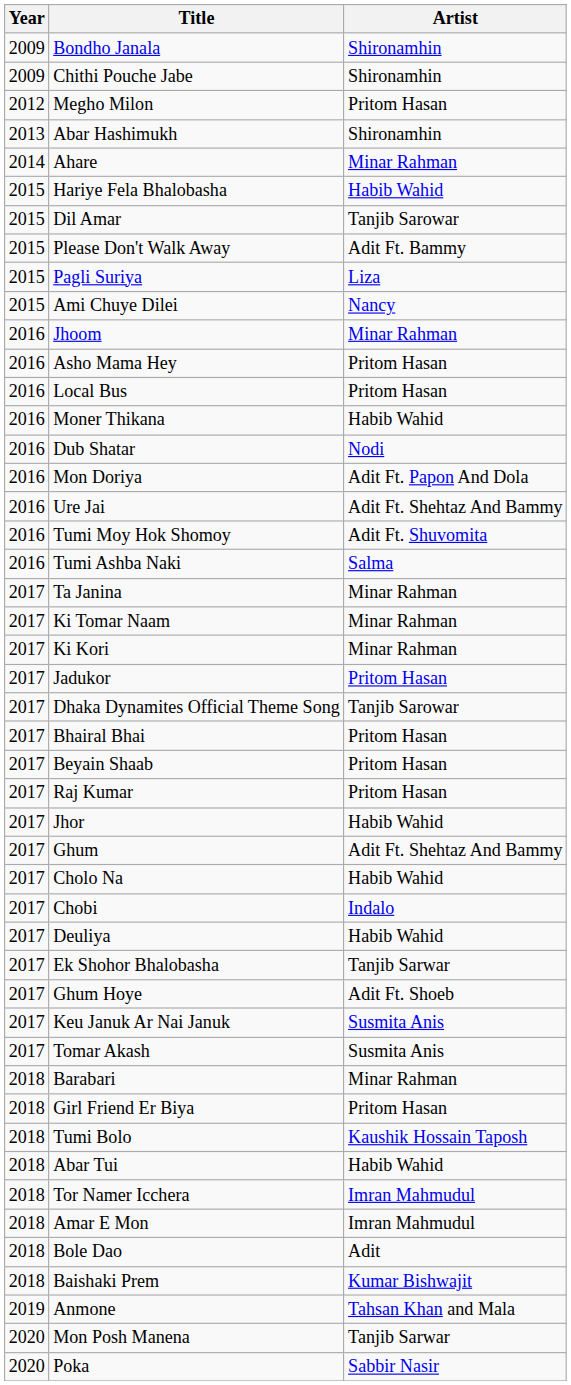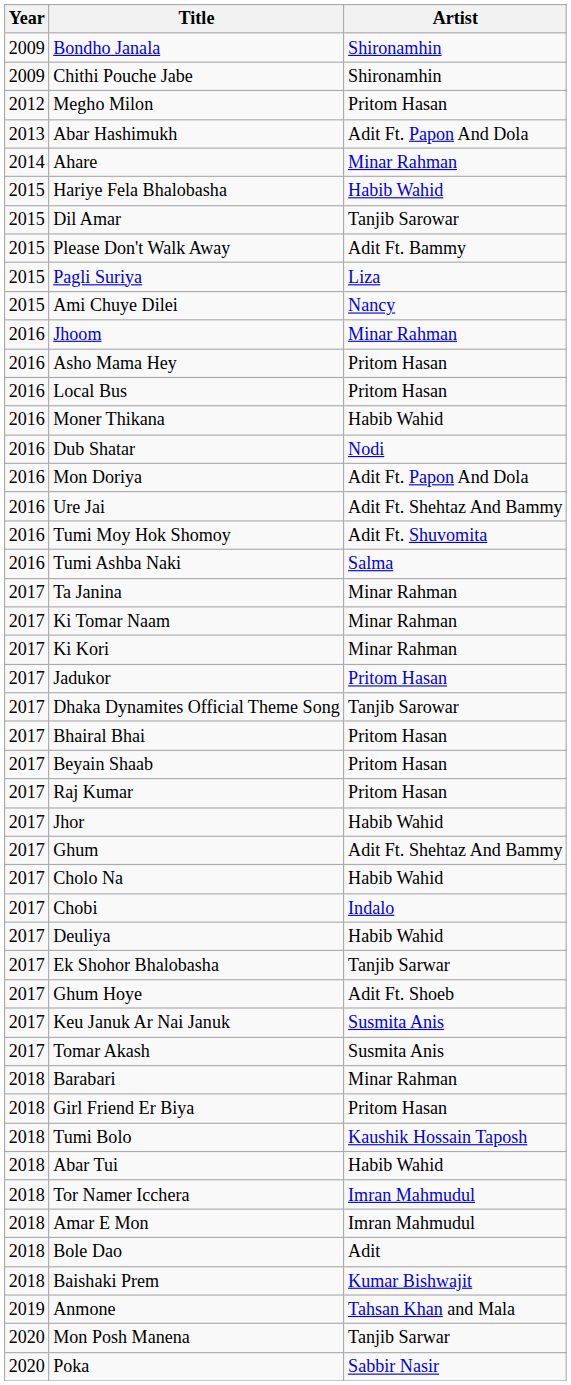(395, 133) Shironamhin -> (438, 133) Adit Ft. Papon And Dola
